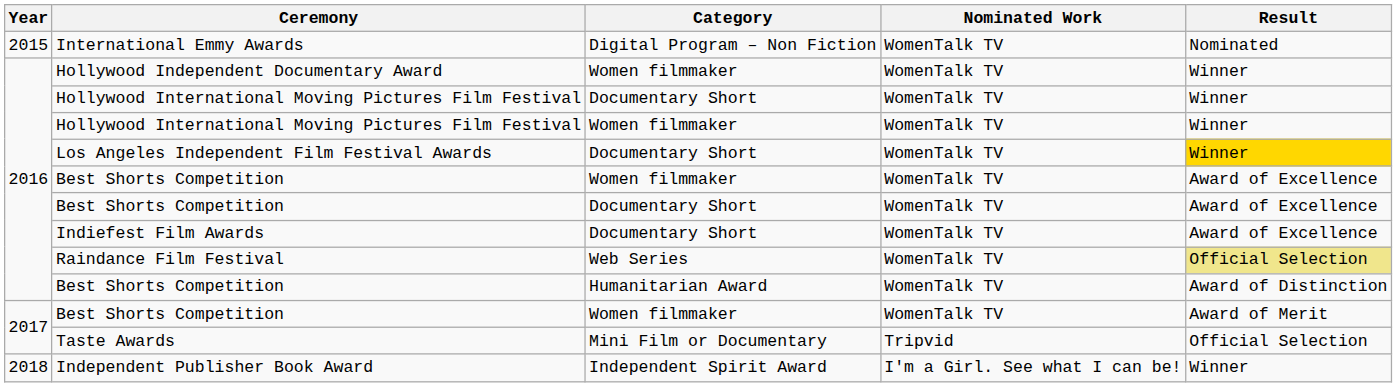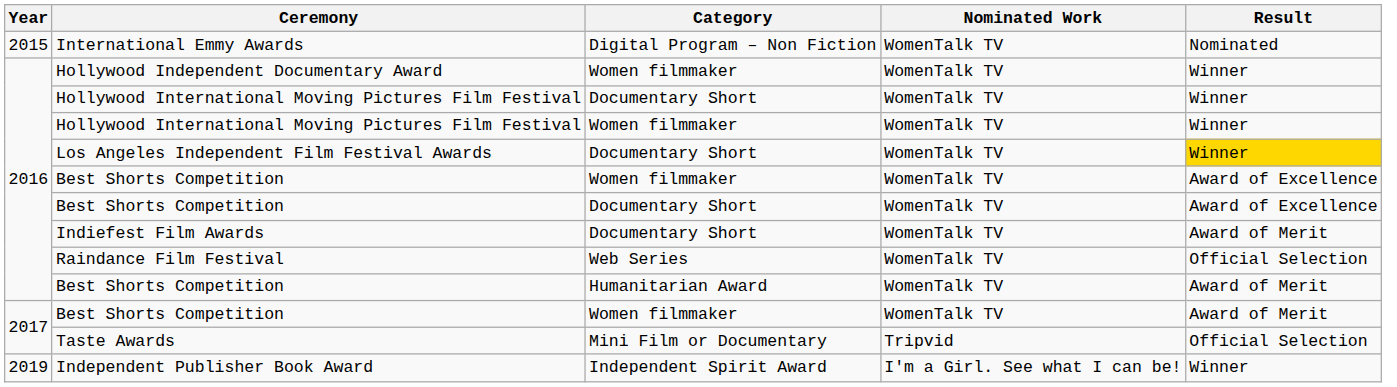(1283, 233) Award of Excellence -> (1259, 233) Award of Merit
(1279, 260) khaki background -> (1279, 260) no background
(1288, 287) Award of Distinction -> (1259, 287) Award of Merit
(28, 368) 2018 -> (28, 368) 2019
